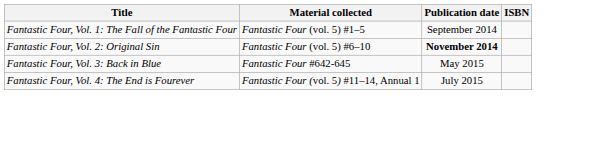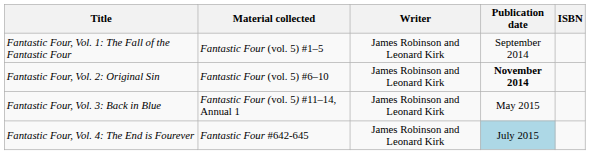+ column: (415, 19)
(296, 64) Fantastic Four #642-645 -> (268, 106) Fantastic Four (vol. 5) #11–14, Annual 1
(331, 81) Fantastic Four (vol. 5) #11–14, Annual 1 -> (254, 135) Fantastic Four #642-645
(462, 81) no background -> (518, 135) lightblue background
